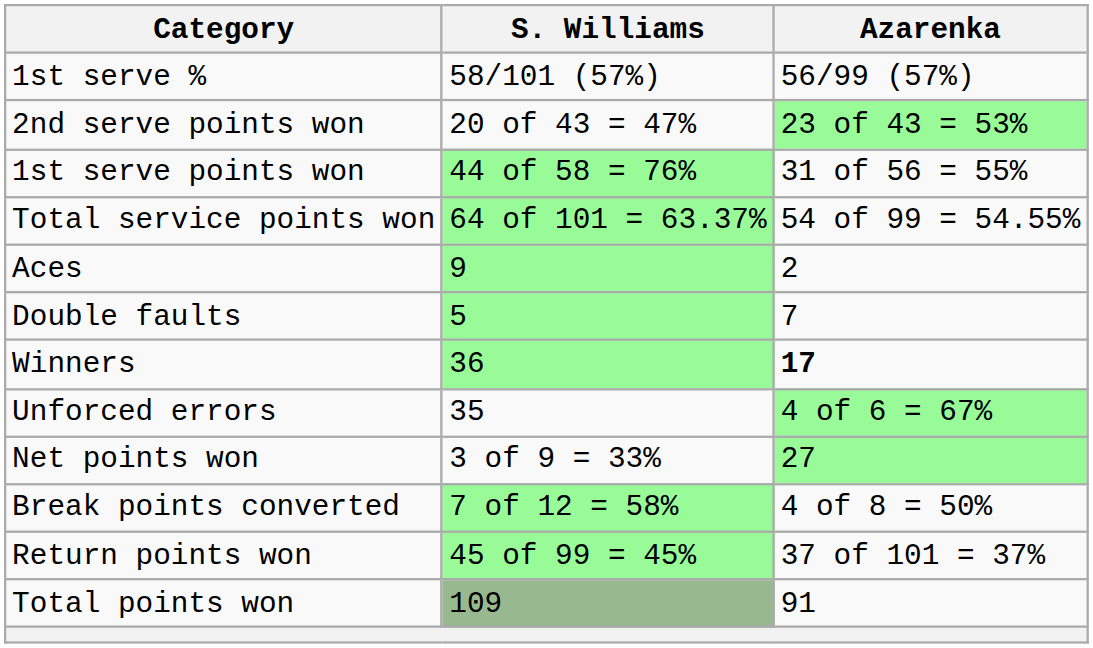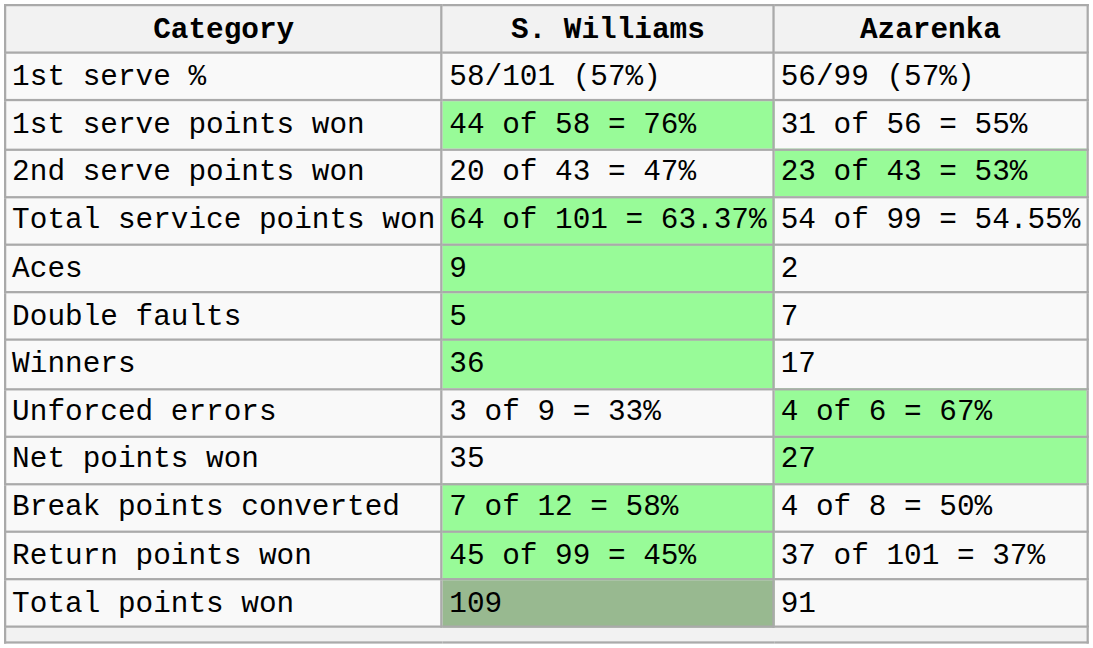rows swapped: (188, 173) <-> (188, 125)
(798, 364) bold -> (798, 364) normal
(467, 412) 35 -> (555, 412) 3 of 9 = 33%
(555, 460) 3 of 9 = 33% -> (467, 460) 35
